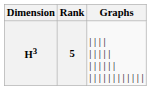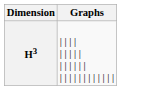- column: (72, 12)
